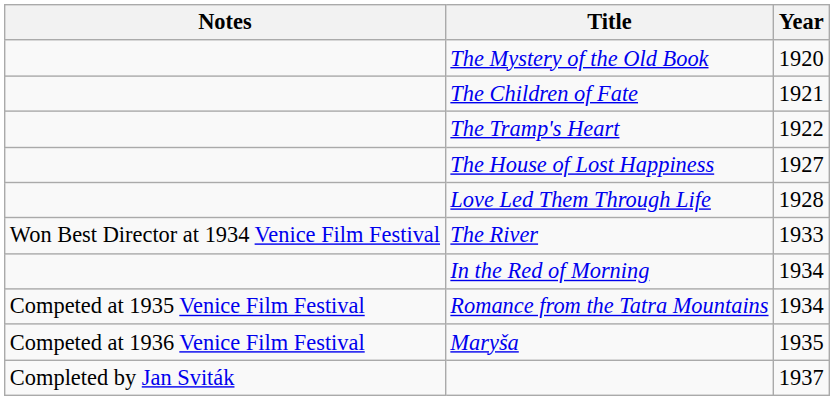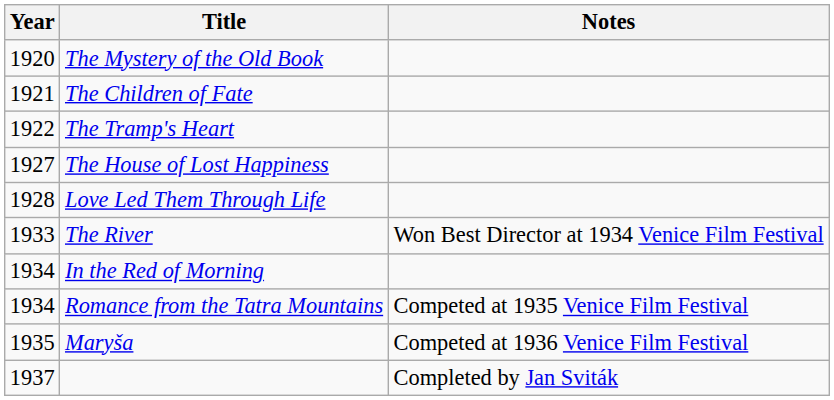columns swapped: (801, 22) <-> (225, 22)
